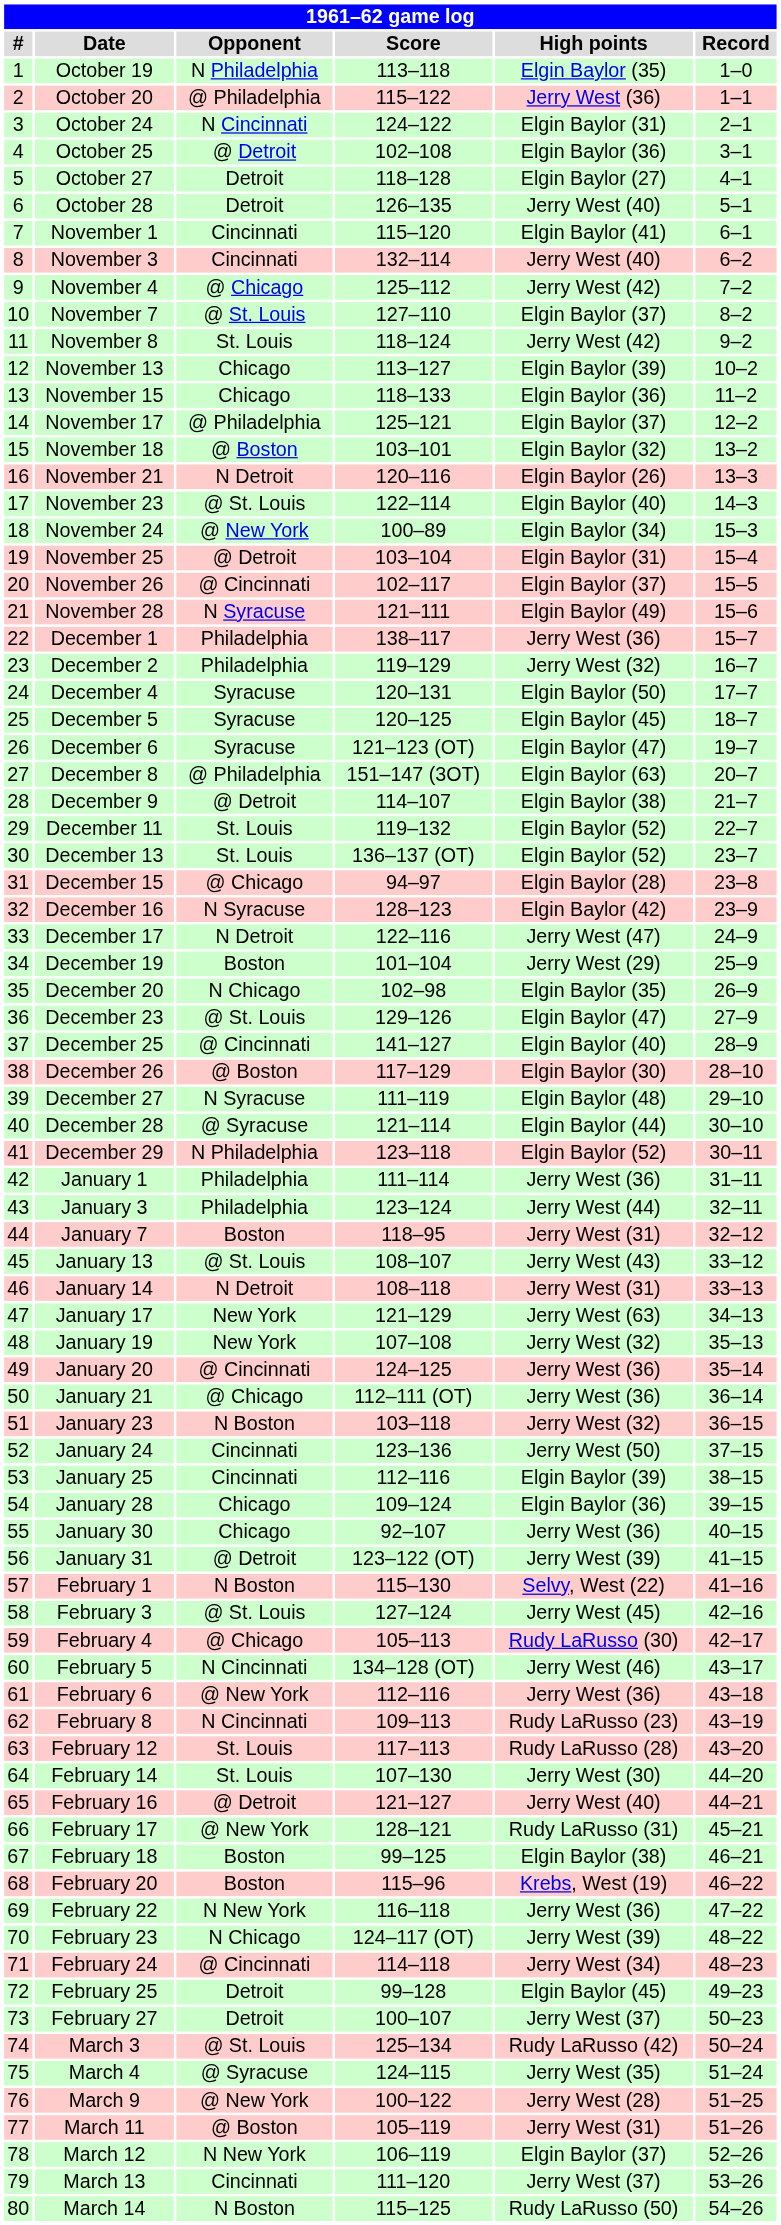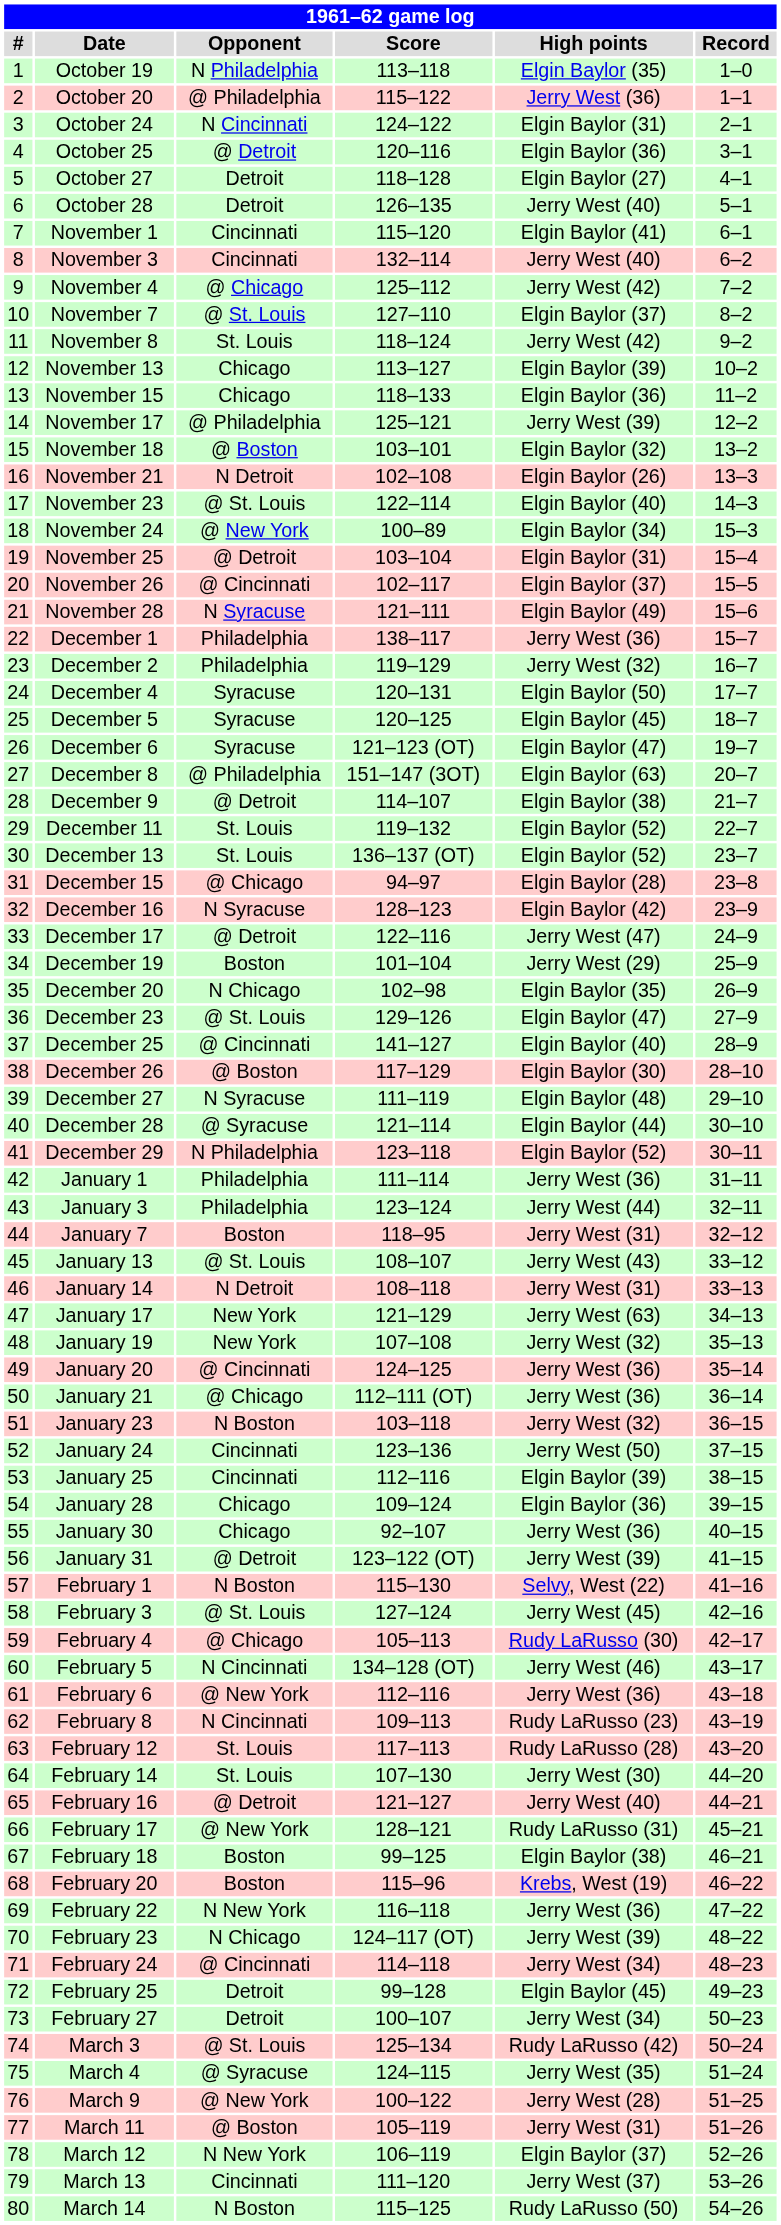(413, 151) 102–108 -> (413, 151) 120–116
(594, 422) Elgin Baylor (37) -> (594, 422) Jerry West (39)
(413, 476) 120–116 -> (413, 476) 102–108
(254, 936) N Detroit -> (254, 936) @ Detroit
(594, 2019) Jerry West (37) -> (594, 2019) Jerry West (34)
